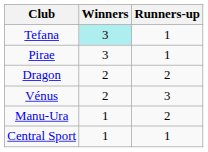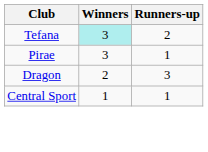(167, 34) 1 -> (167, 34) 2
(167, 75) 2 -> (167, 75) 3
- row: (42, 95)
- row: (42, 116)
